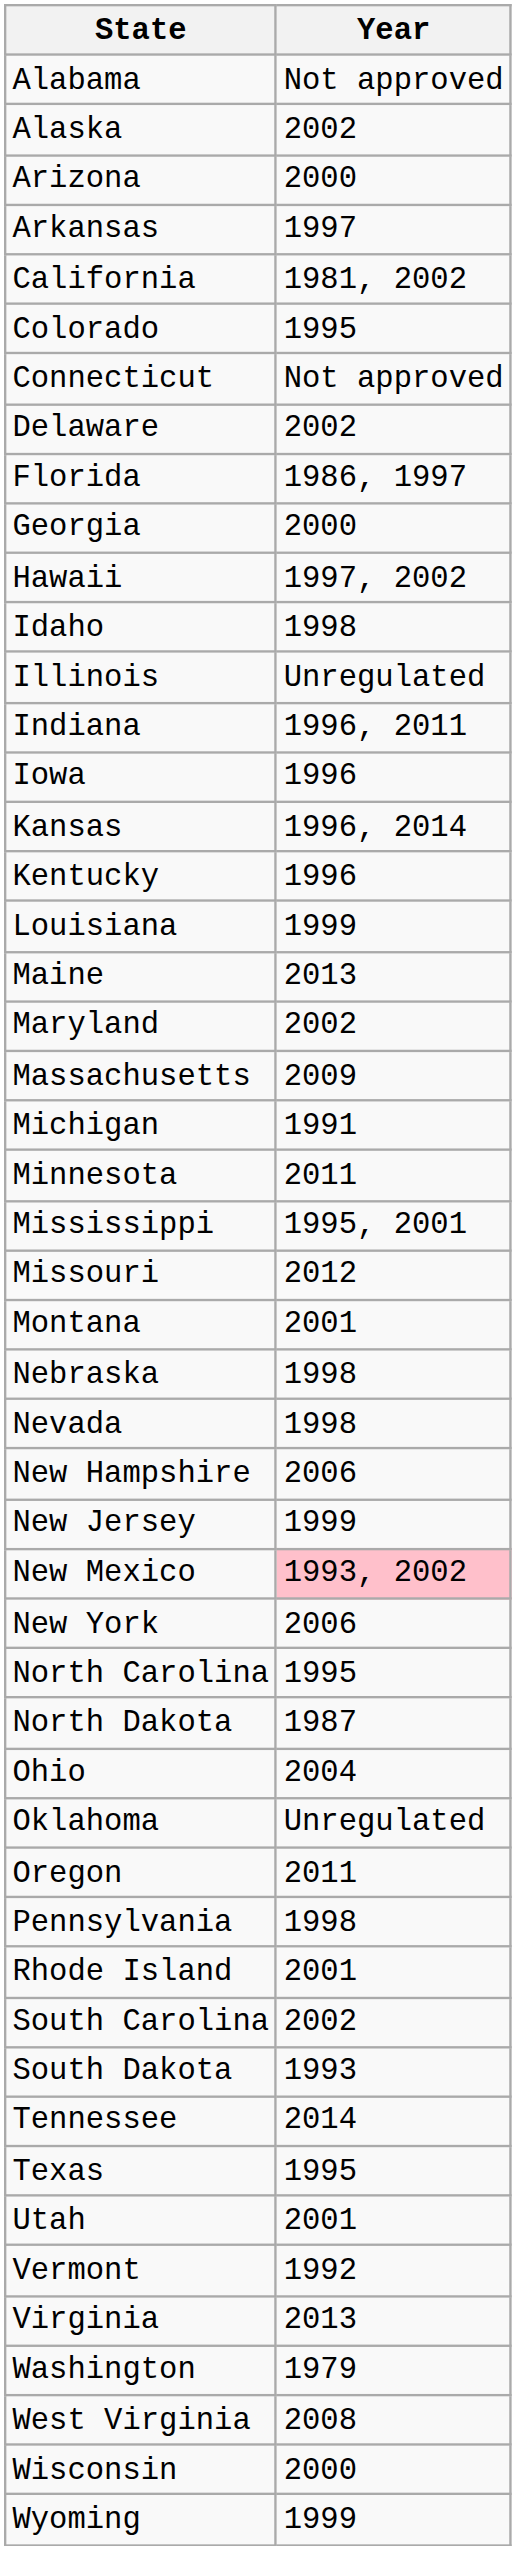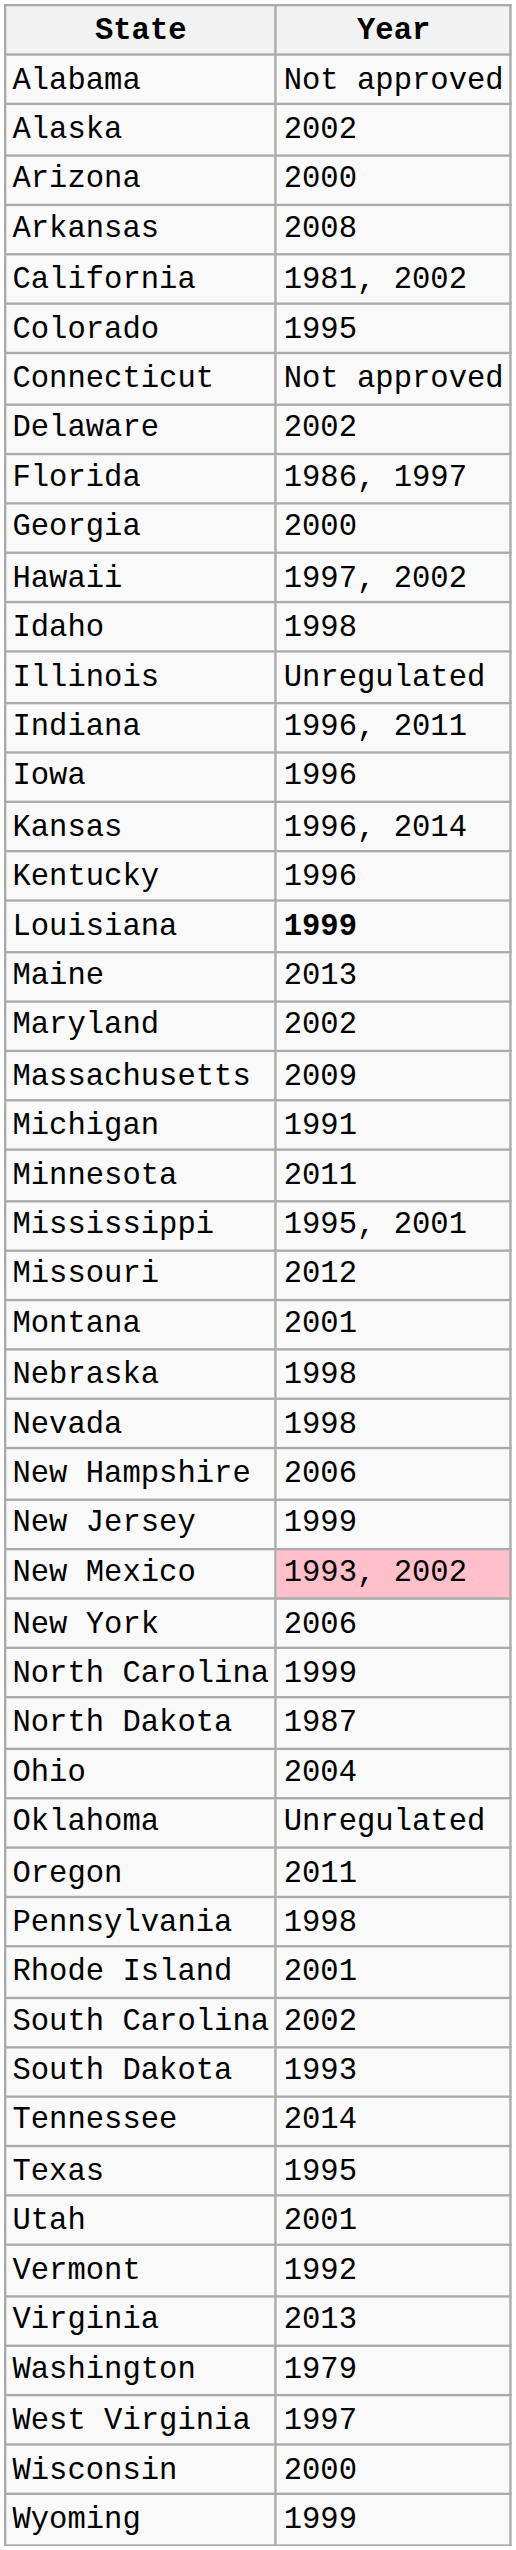(320, 229) 1997 -> (320, 229) 2008
(320, 926) normal -> (320, 926) bold
(320, 1673) 1995 -> (320, 1673) 1999
(320, 2420) 2008 -> (320, 2420) 1997
